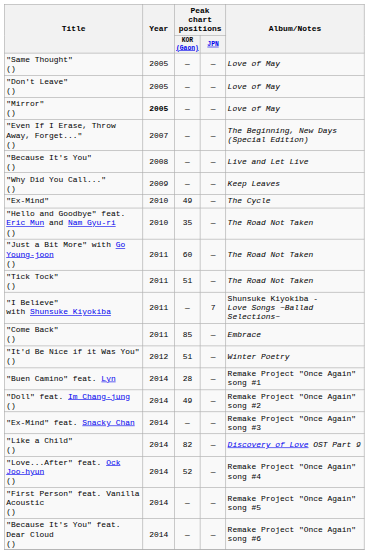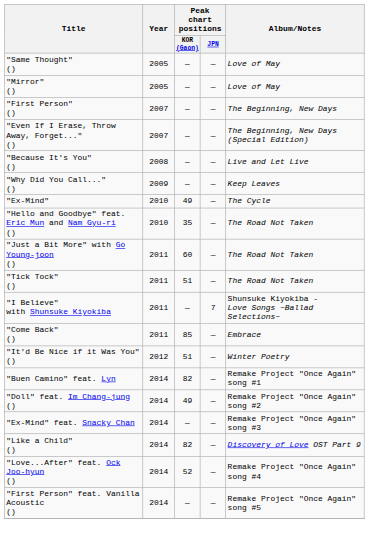- row: (37, 86)
(159, 109) bold -> (159, 86) normal
+ row: (40, 109)
(187, 379) 28 -> (187, 379) 82
- row: (63, 534)
